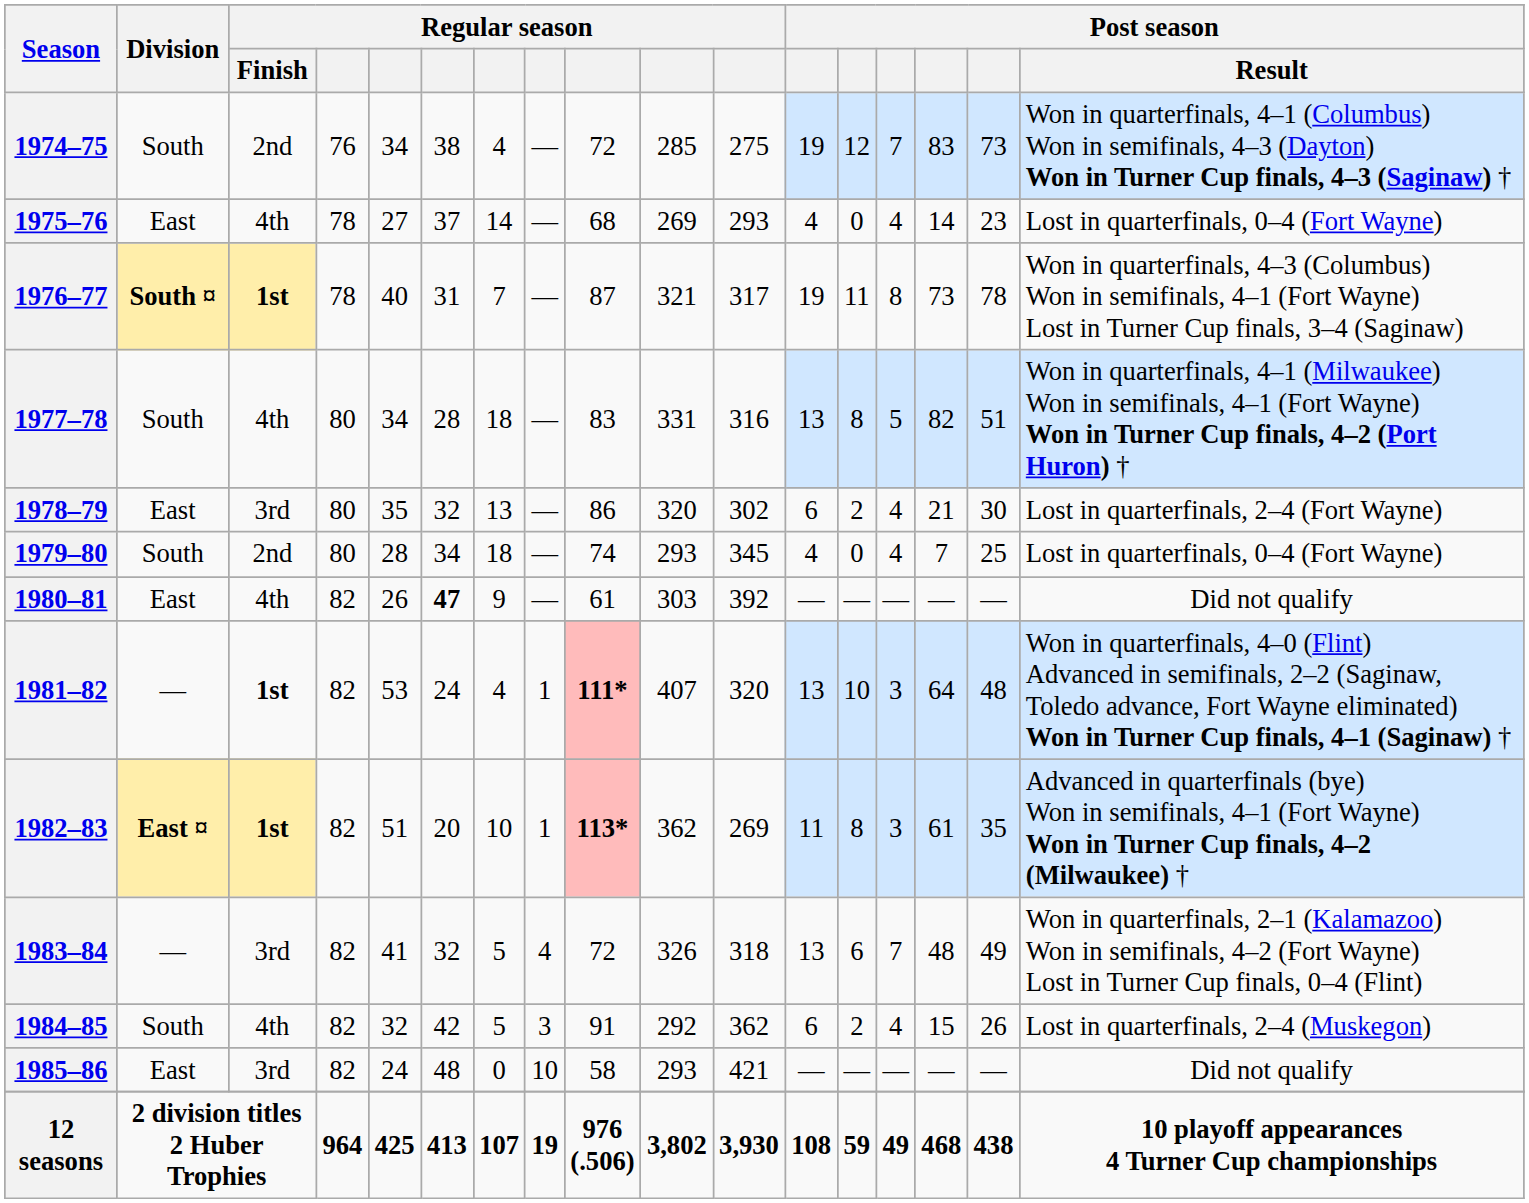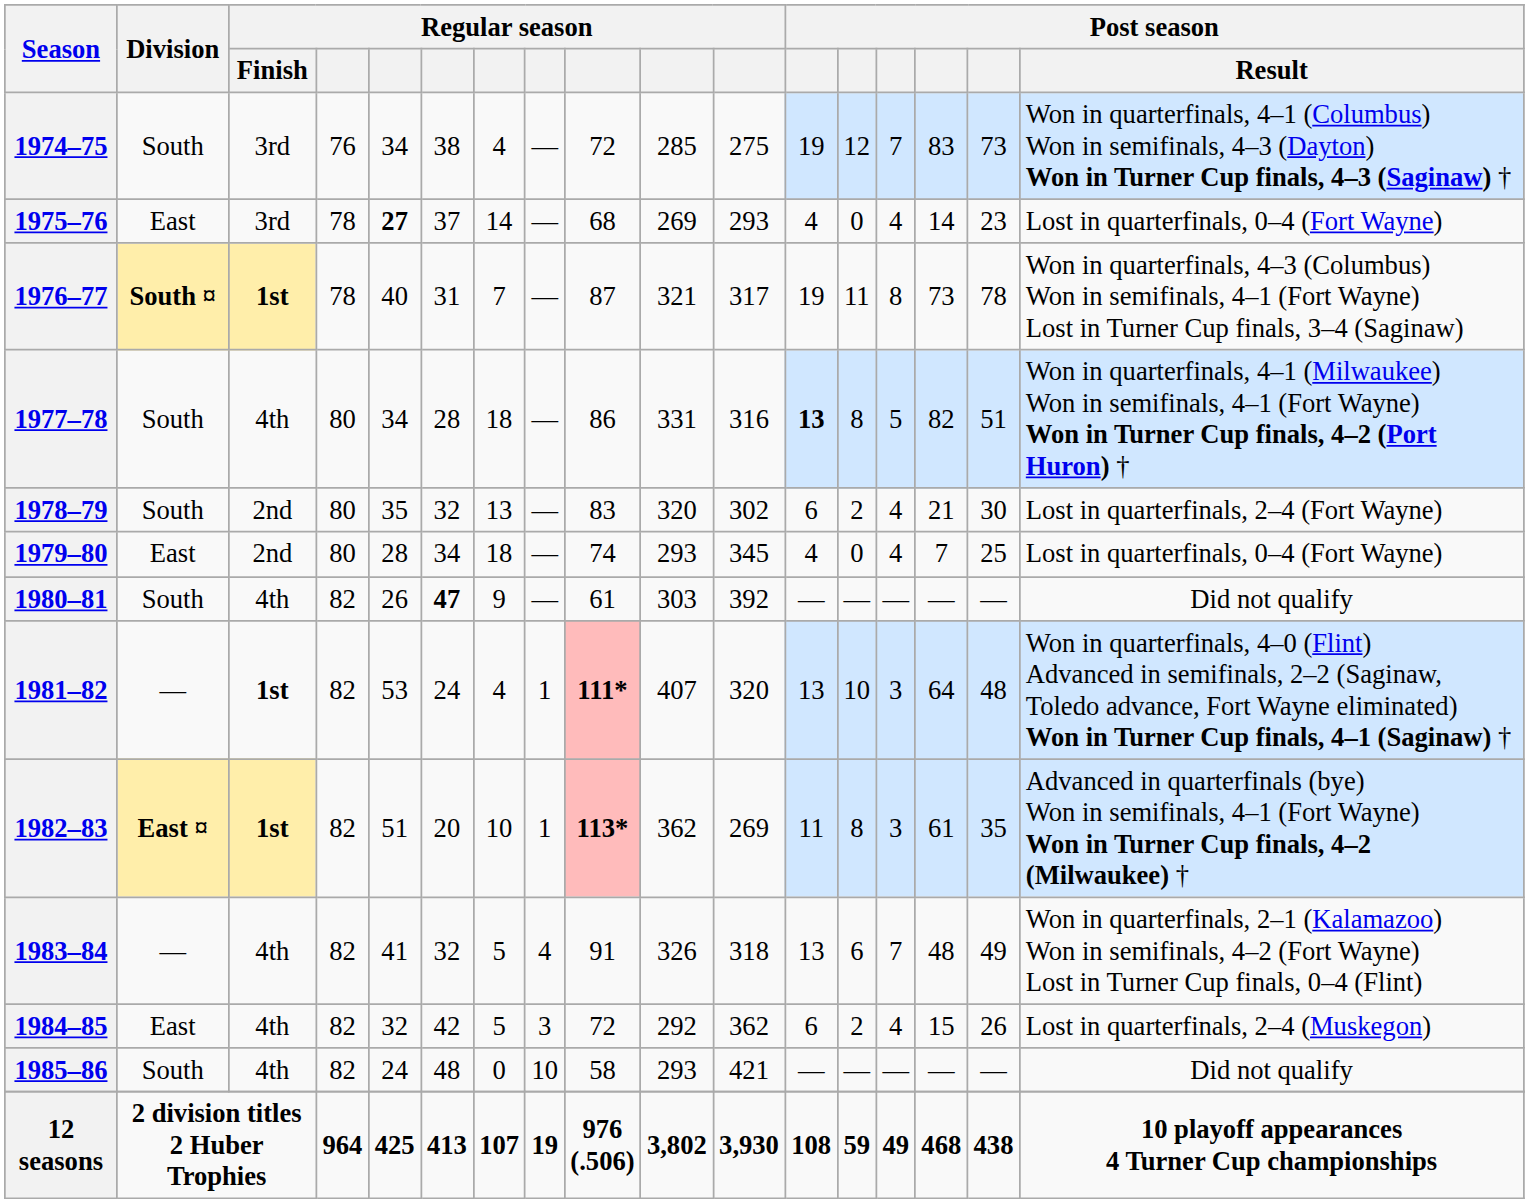(272, 145) 2nd -> (272, 145) 3rd
(272, 221) 4th -> (272, 221) 3rd
(395, 221) normal -> (395, 221) bold
(602, 419) 83 -> (602, 419) 86
(811, 419) normal -> (811, 419) bold
(173, 510) East -> (173, 510) South
(272, 510) 3rd -> (272, 510) 2nd
(602, 510) 86 -> (602, 510) 83
(173, 554) South -> (173, 554) East
(173, 597) East -> (173, 597) South
(272, 950) 3rd -> (272, 950) 4th
(602, 950) 72 -> (602, 950) 91
(173, 1025) South -> (173, 1025) East
(602, 1025) 91 -> (602, 1025) 72
(173, 1069) East -> (173, 1069) South
(272, 1069) 3rd -> (272, 1069) 4th
